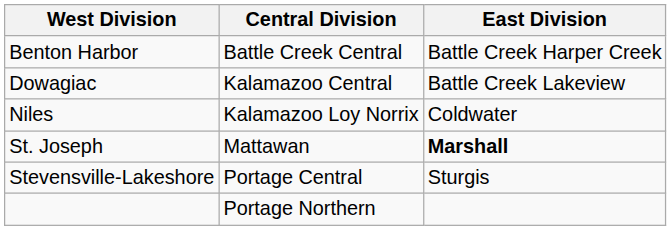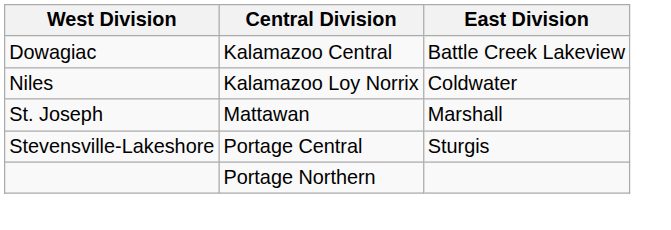- row: (74, 51)
(468, 146) bold -> (465, 114) normal
